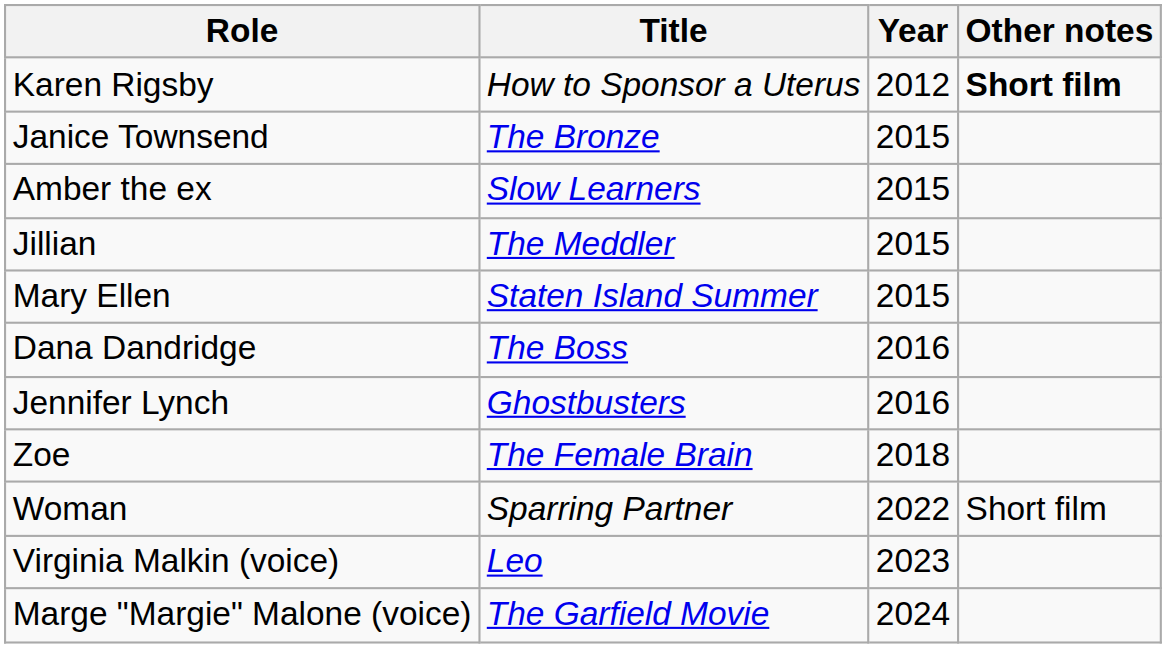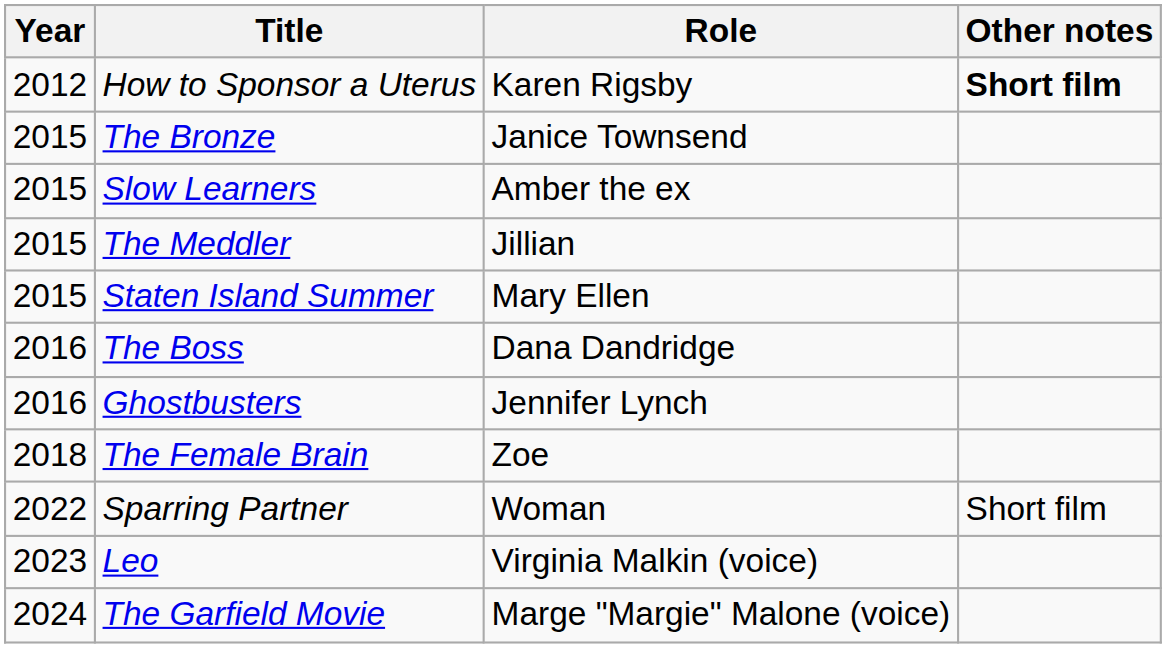columns swapped: (913, 31) <-> (242, 31)
